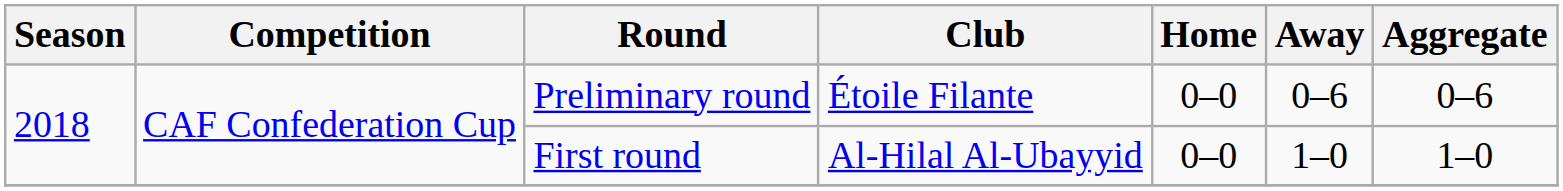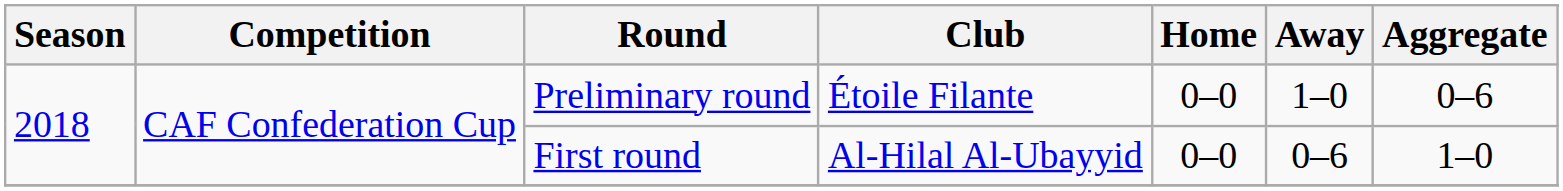(1320, 94) 0–6 -> (1320, 94) 1–0
(1320, 154) 1–0 -> (1320, 154) 0–6
